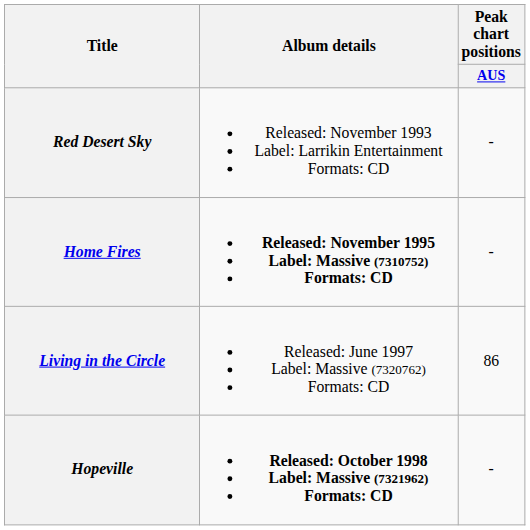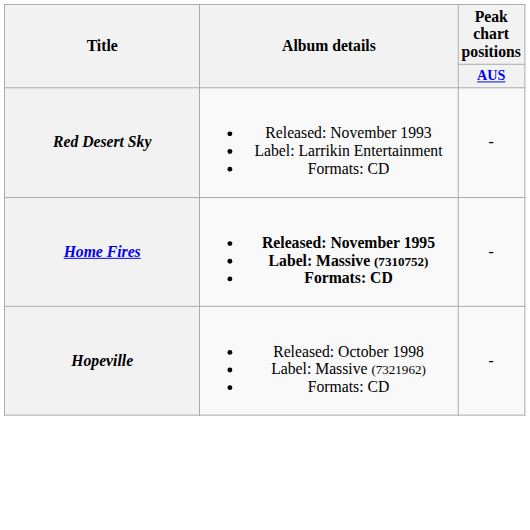- row: (102, 360)
(329, 479) bold -> (329, 370) normal
